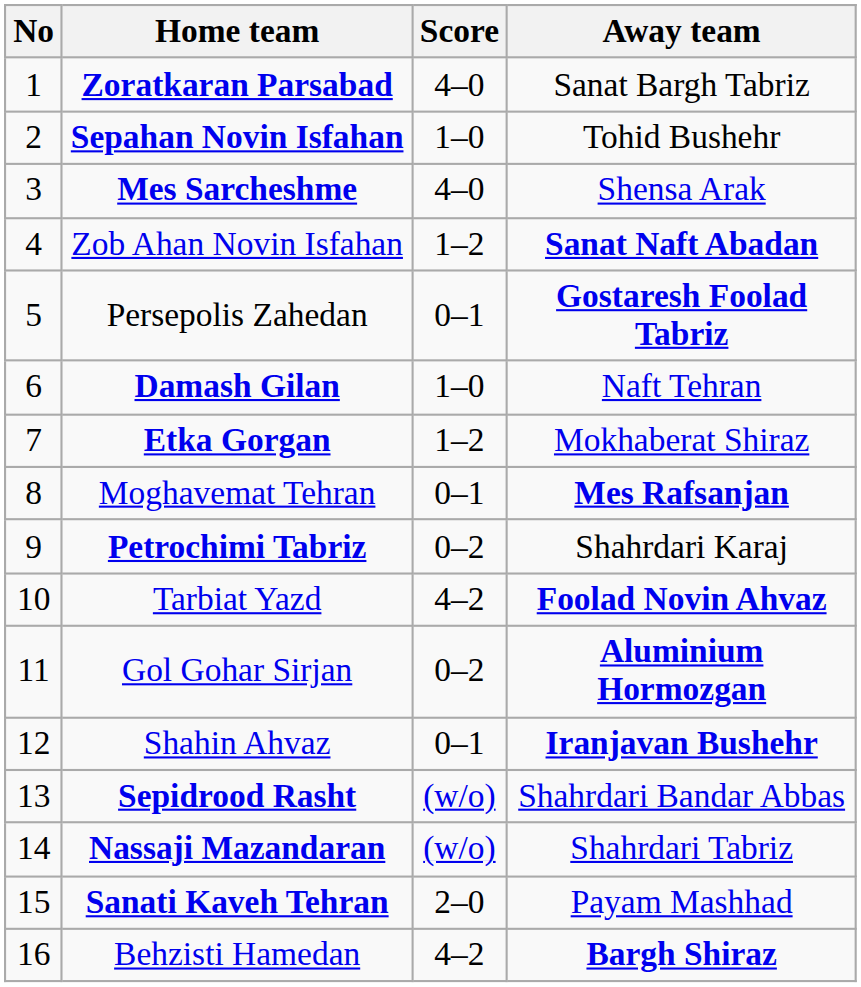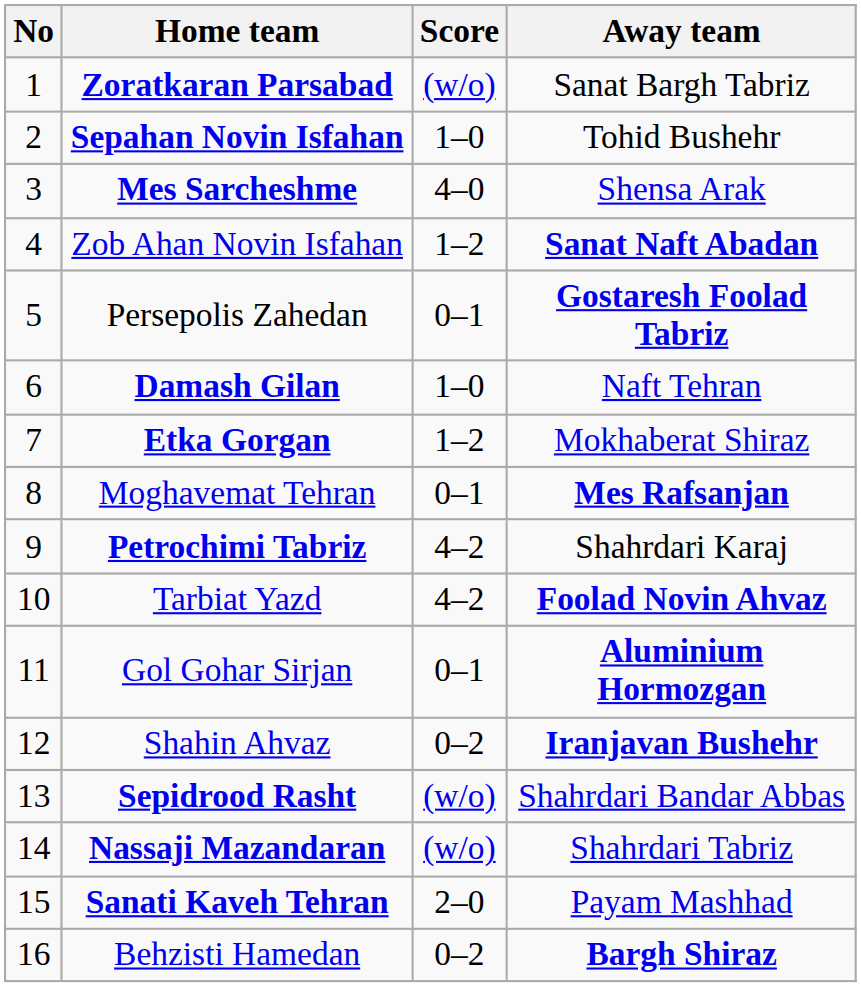(459, 84) 4–0 -> (459, 84) (w/o)
(459, 545) 0–2 -> (459, 545) 4–2
(459, 670) 0–2 -> (459, 670) 0–1
(459, 742) 0–1 -> (459, 742) 0–2
(459, 954) 4–2 -> (459, 954) 0–2
